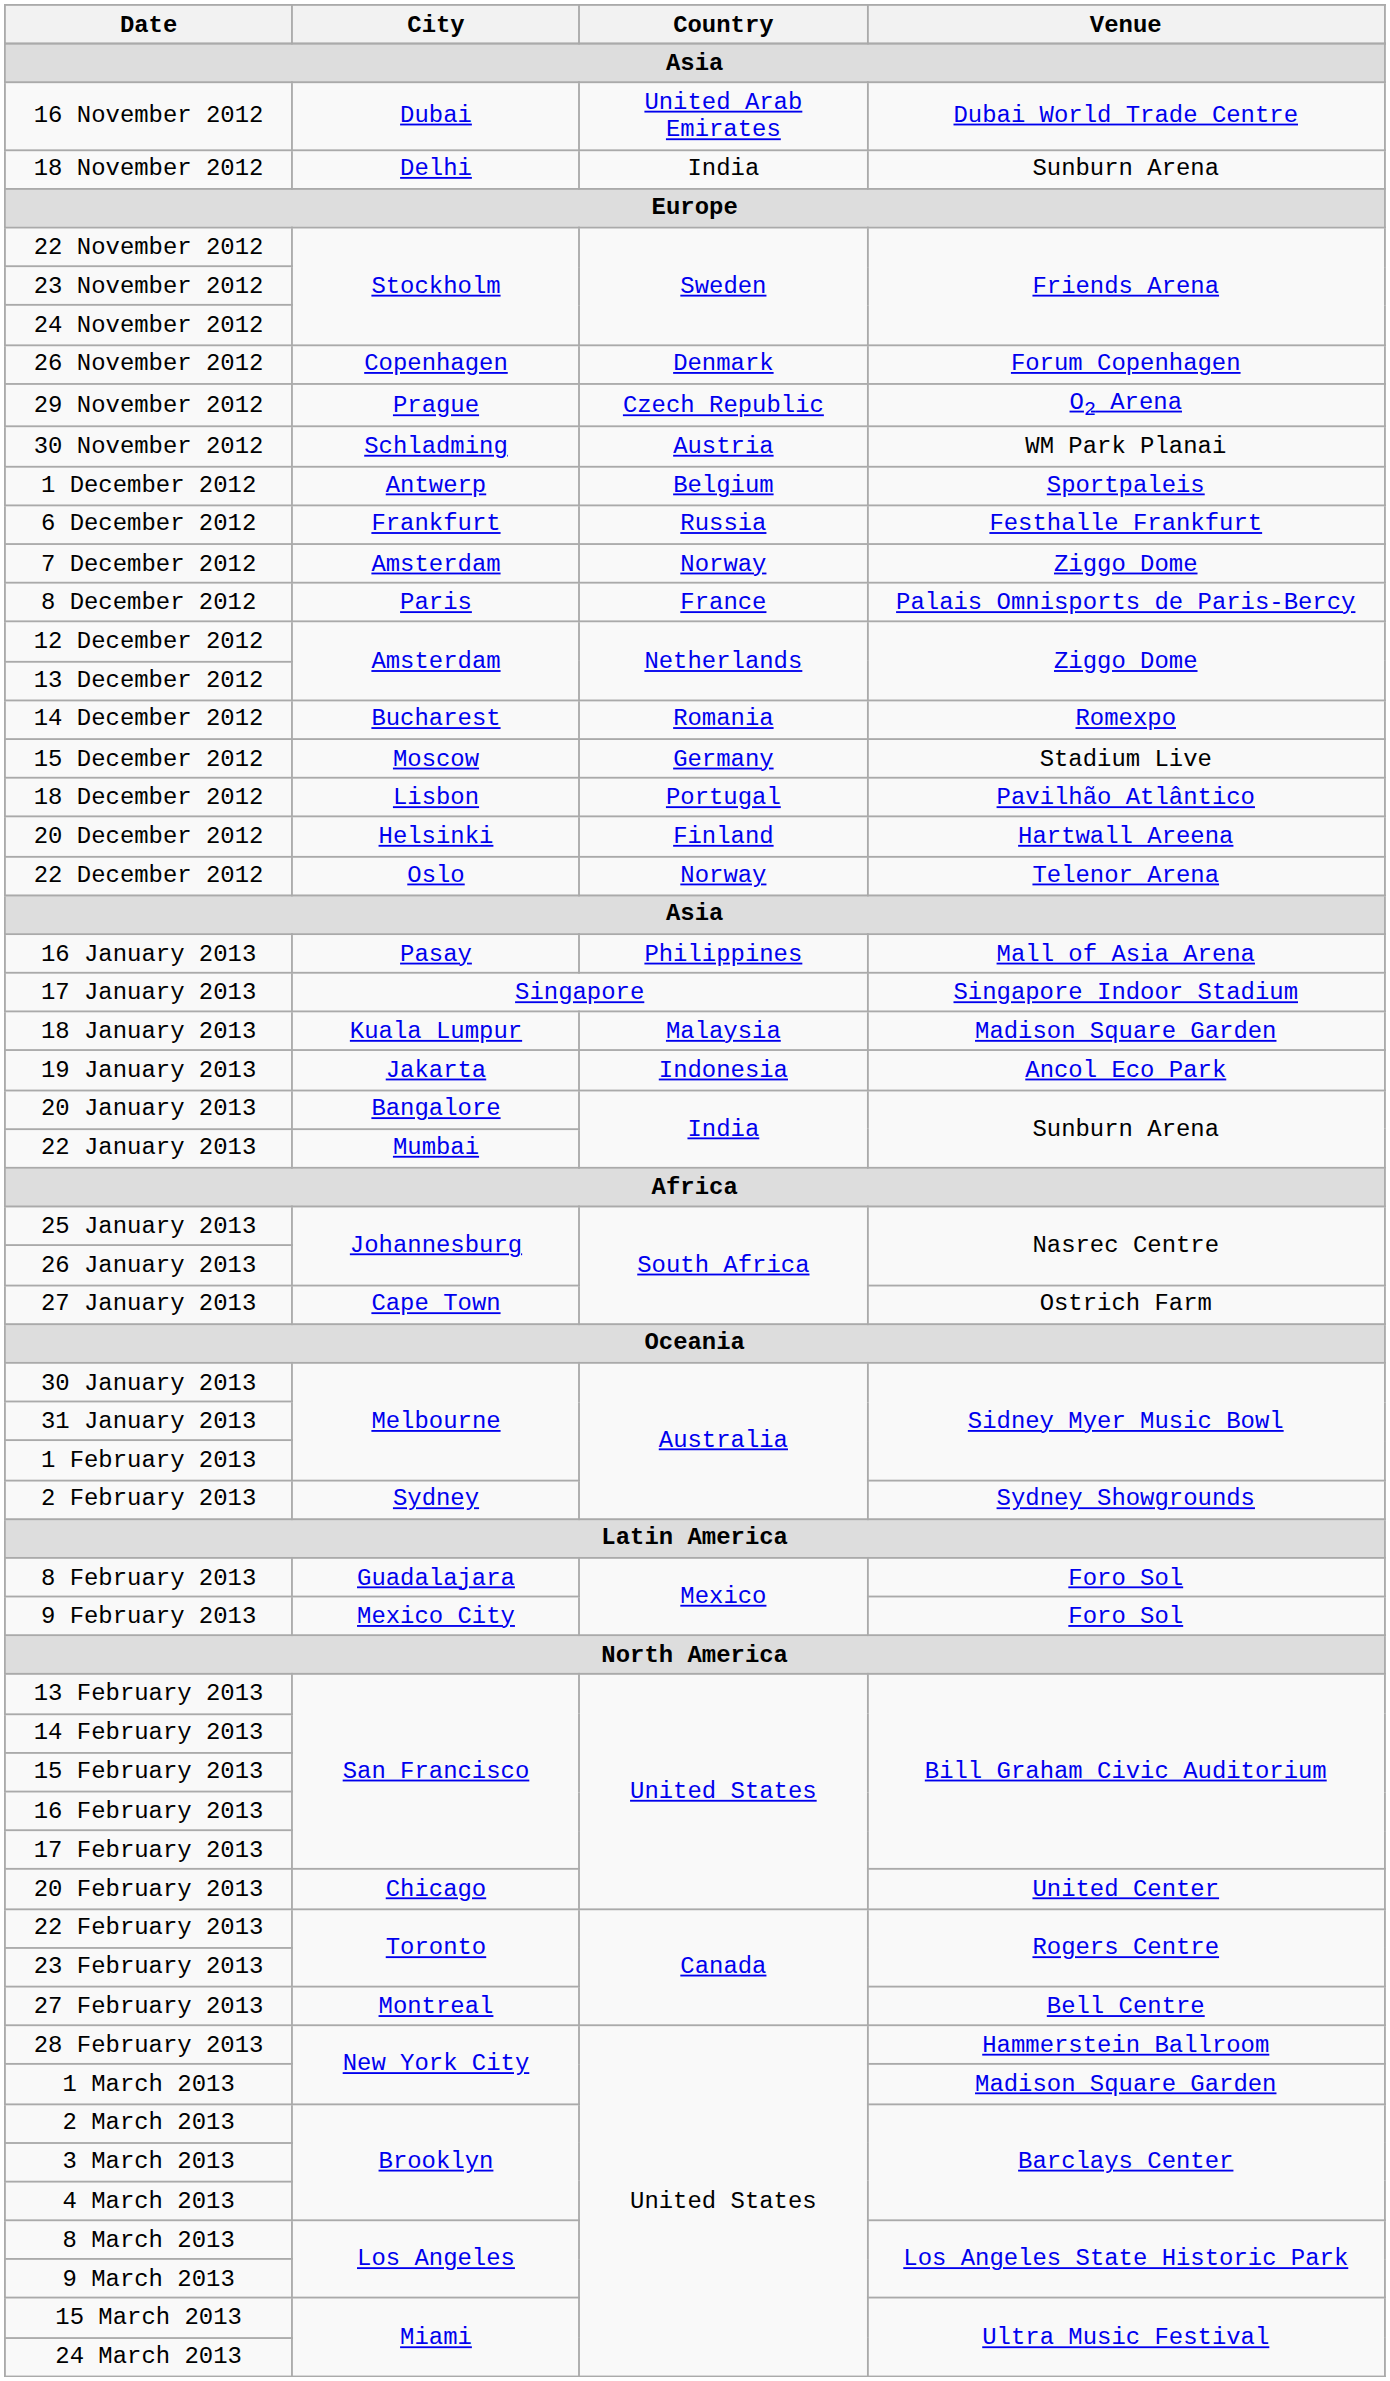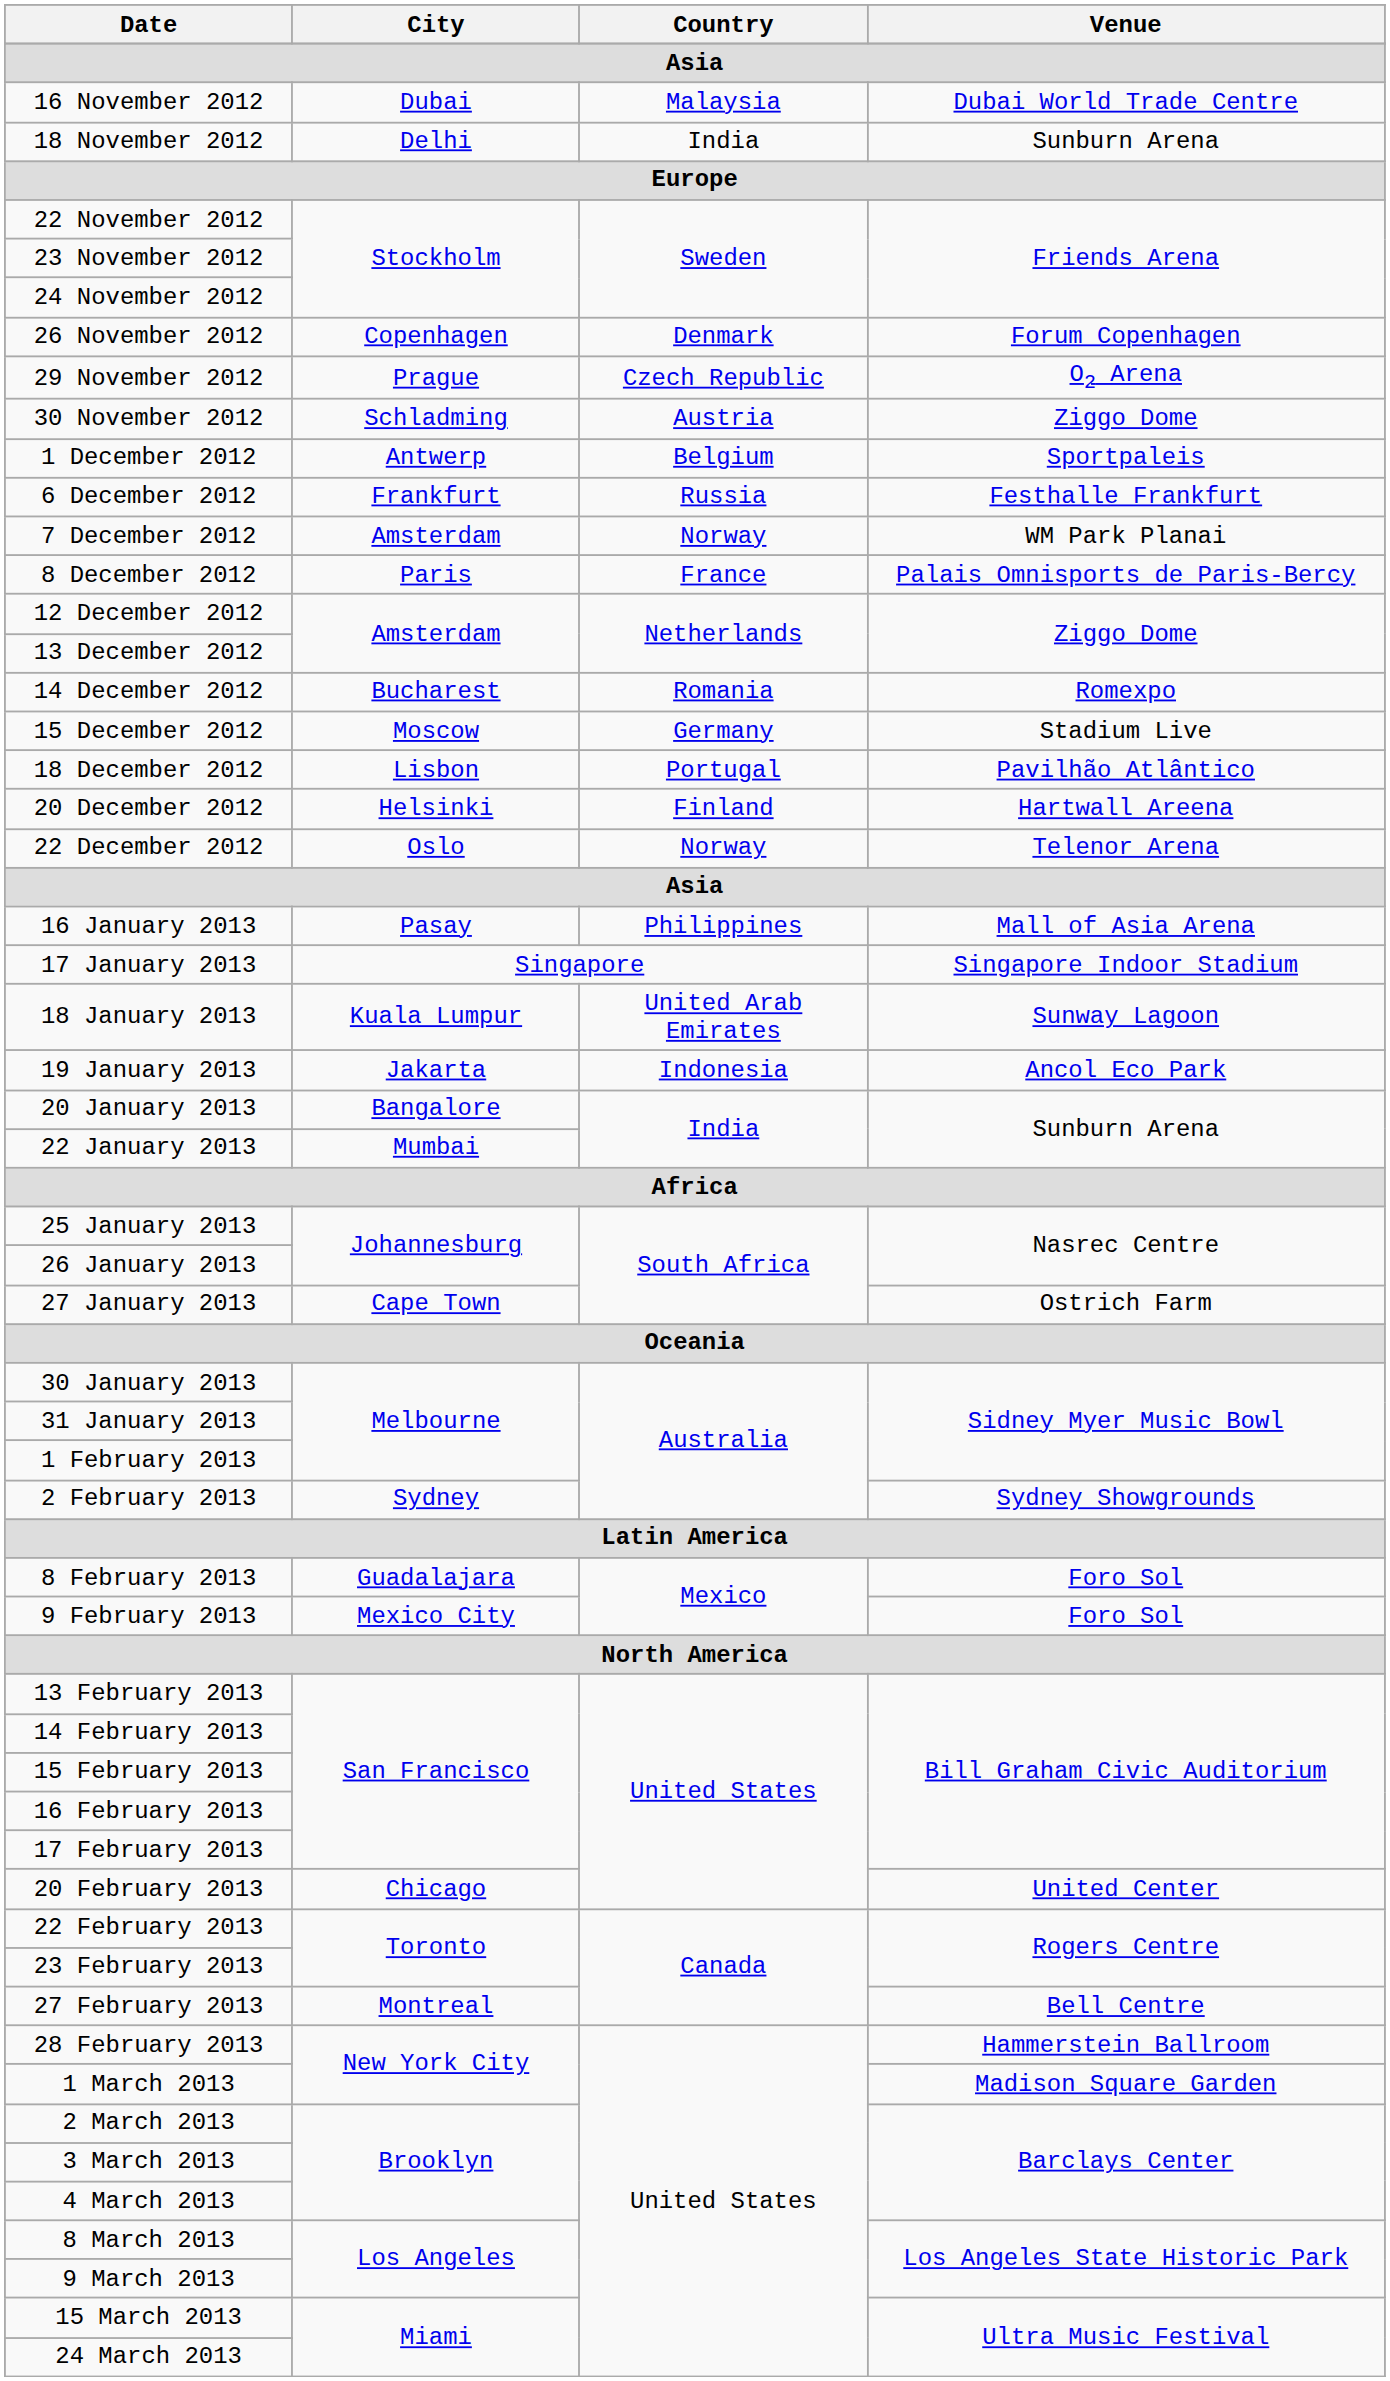(723, 116) United Arab Emirates -> (723, 102) Malaysia
(1126, 447) WM Park Planai -> (1126, 419) Ziggo Dome
(1126, 564) Ziggo Dome -> (1126, 536) WM Park Planai
(723, 1031) Malaysia -> (723, 1018) United Arab Emirates
(1126, 1031) Madison Square Garden -> (1126, 1018) Sunway Lagoon
